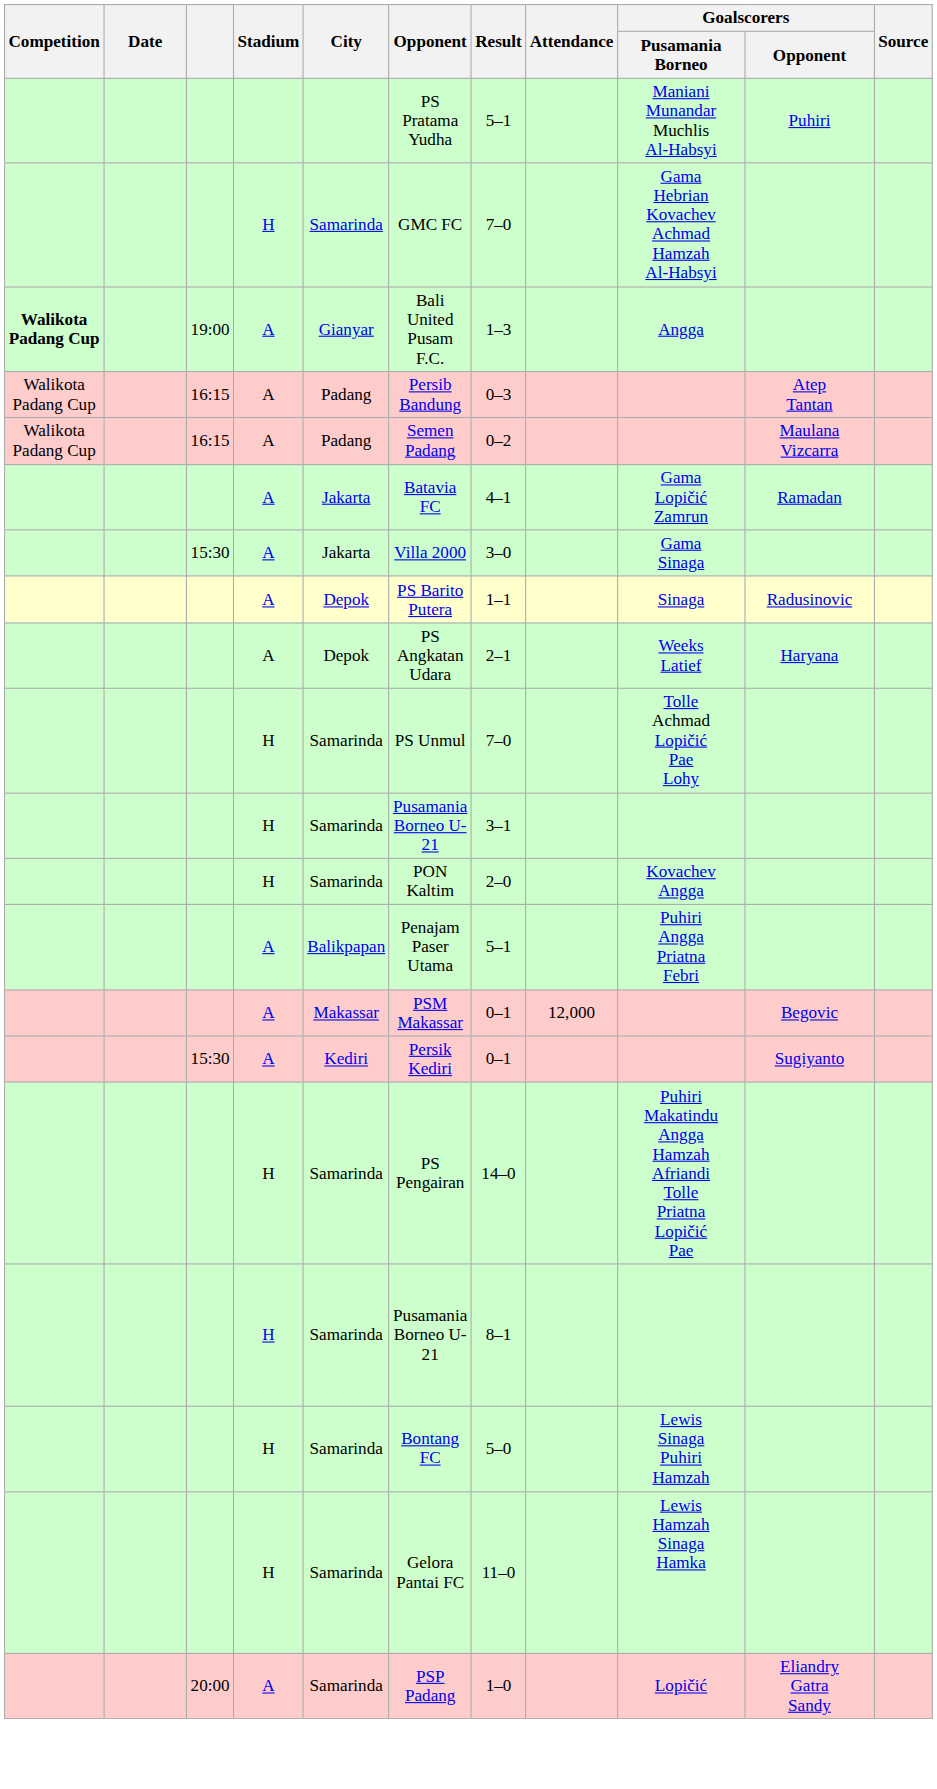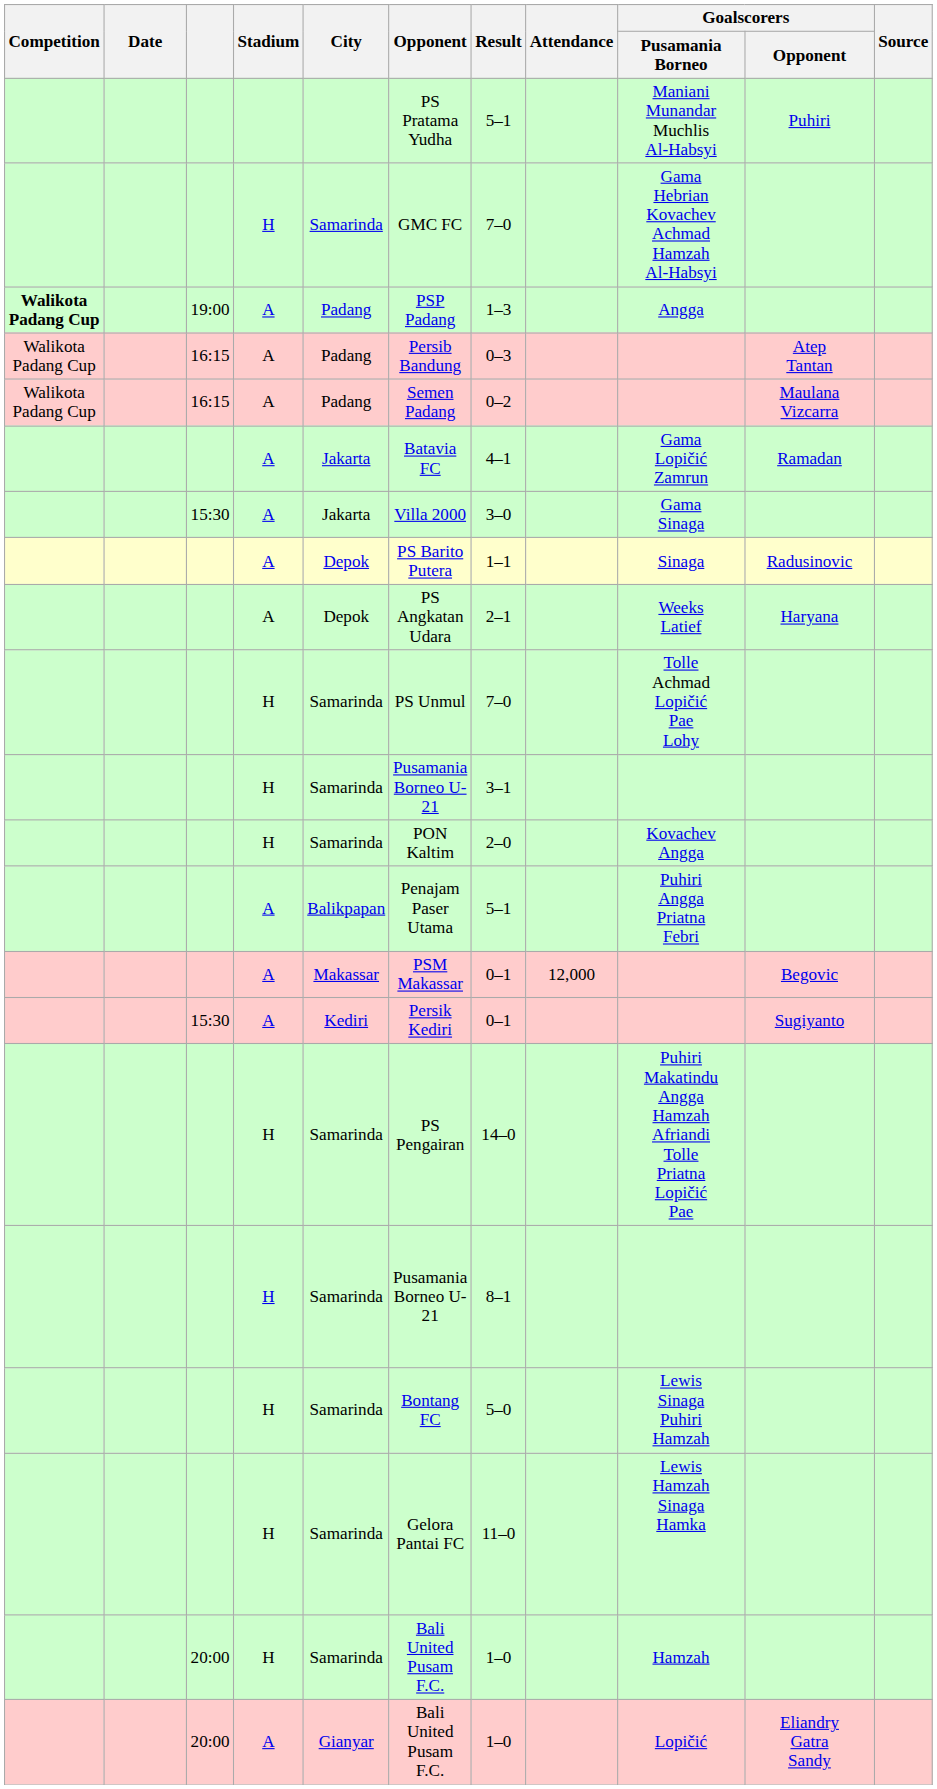(346, 328) Gianyar -> (346, 309) Padang
(430, 328) Bali United Pusam F.C. -> (430, 309) PSP Padang
+ row: (210, 1657)
(346, 1686) Samarinda -> (346, 1742) Gianyar
(430, 1686) PSP Padang -> (430, 1742) Bali United Pusam F.C.
